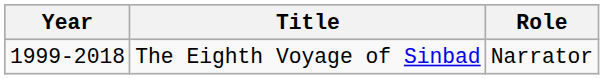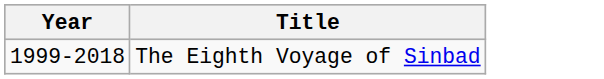- column: (542, 22)
